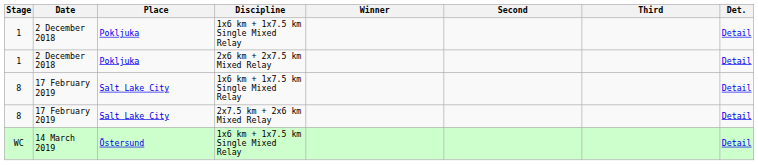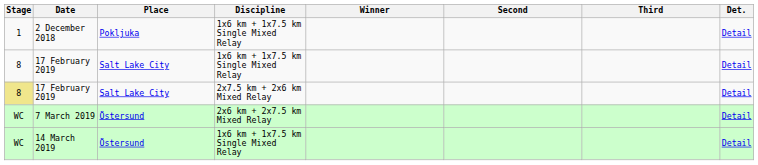- row: (60, 62)
(19, 116) no background -> (19, 94) khaki background
+ row: (65, 116)
